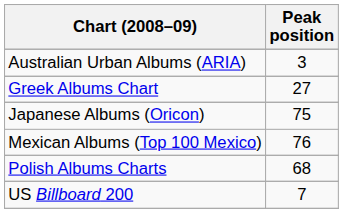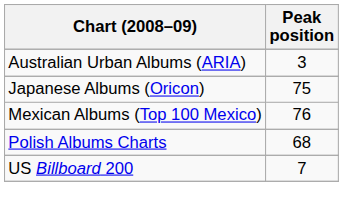- row: (83, 89)
